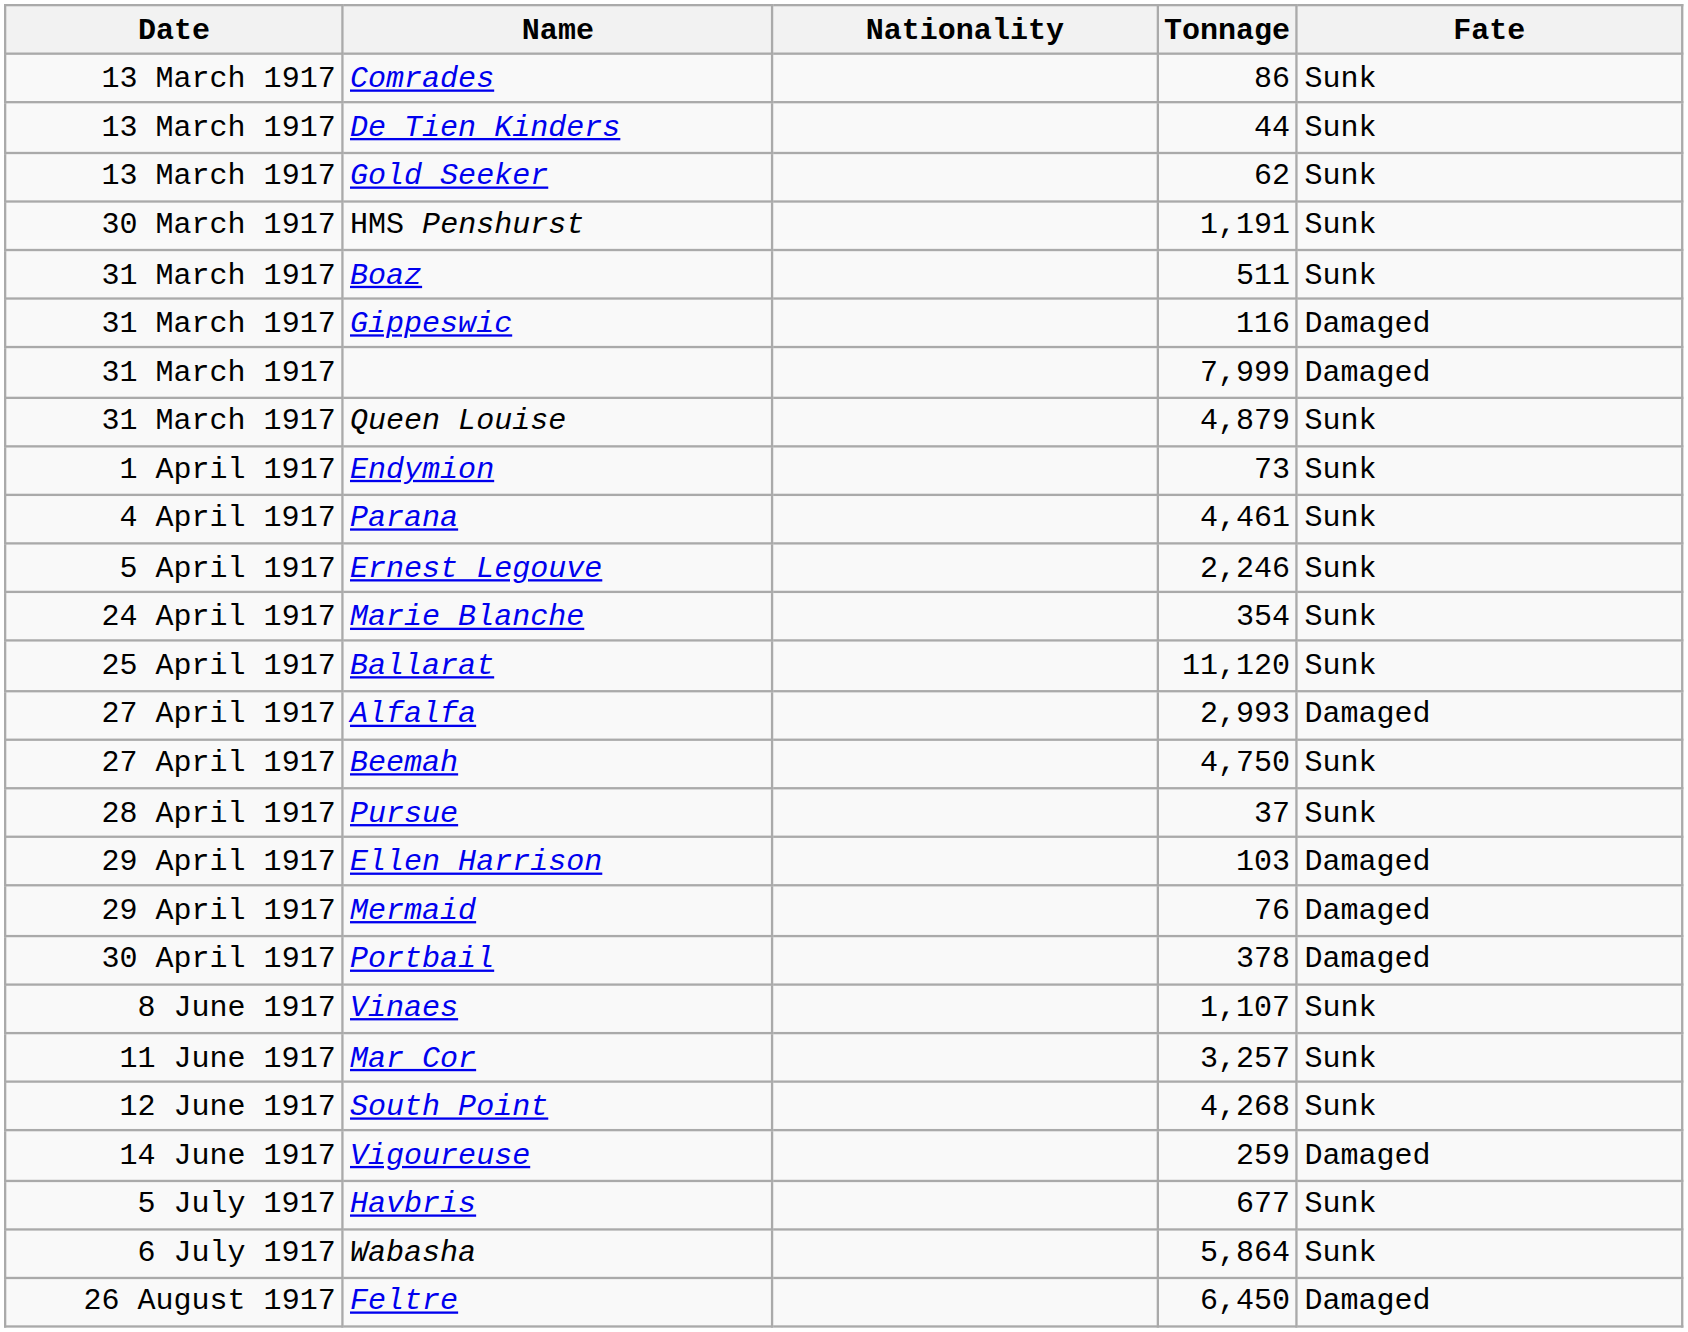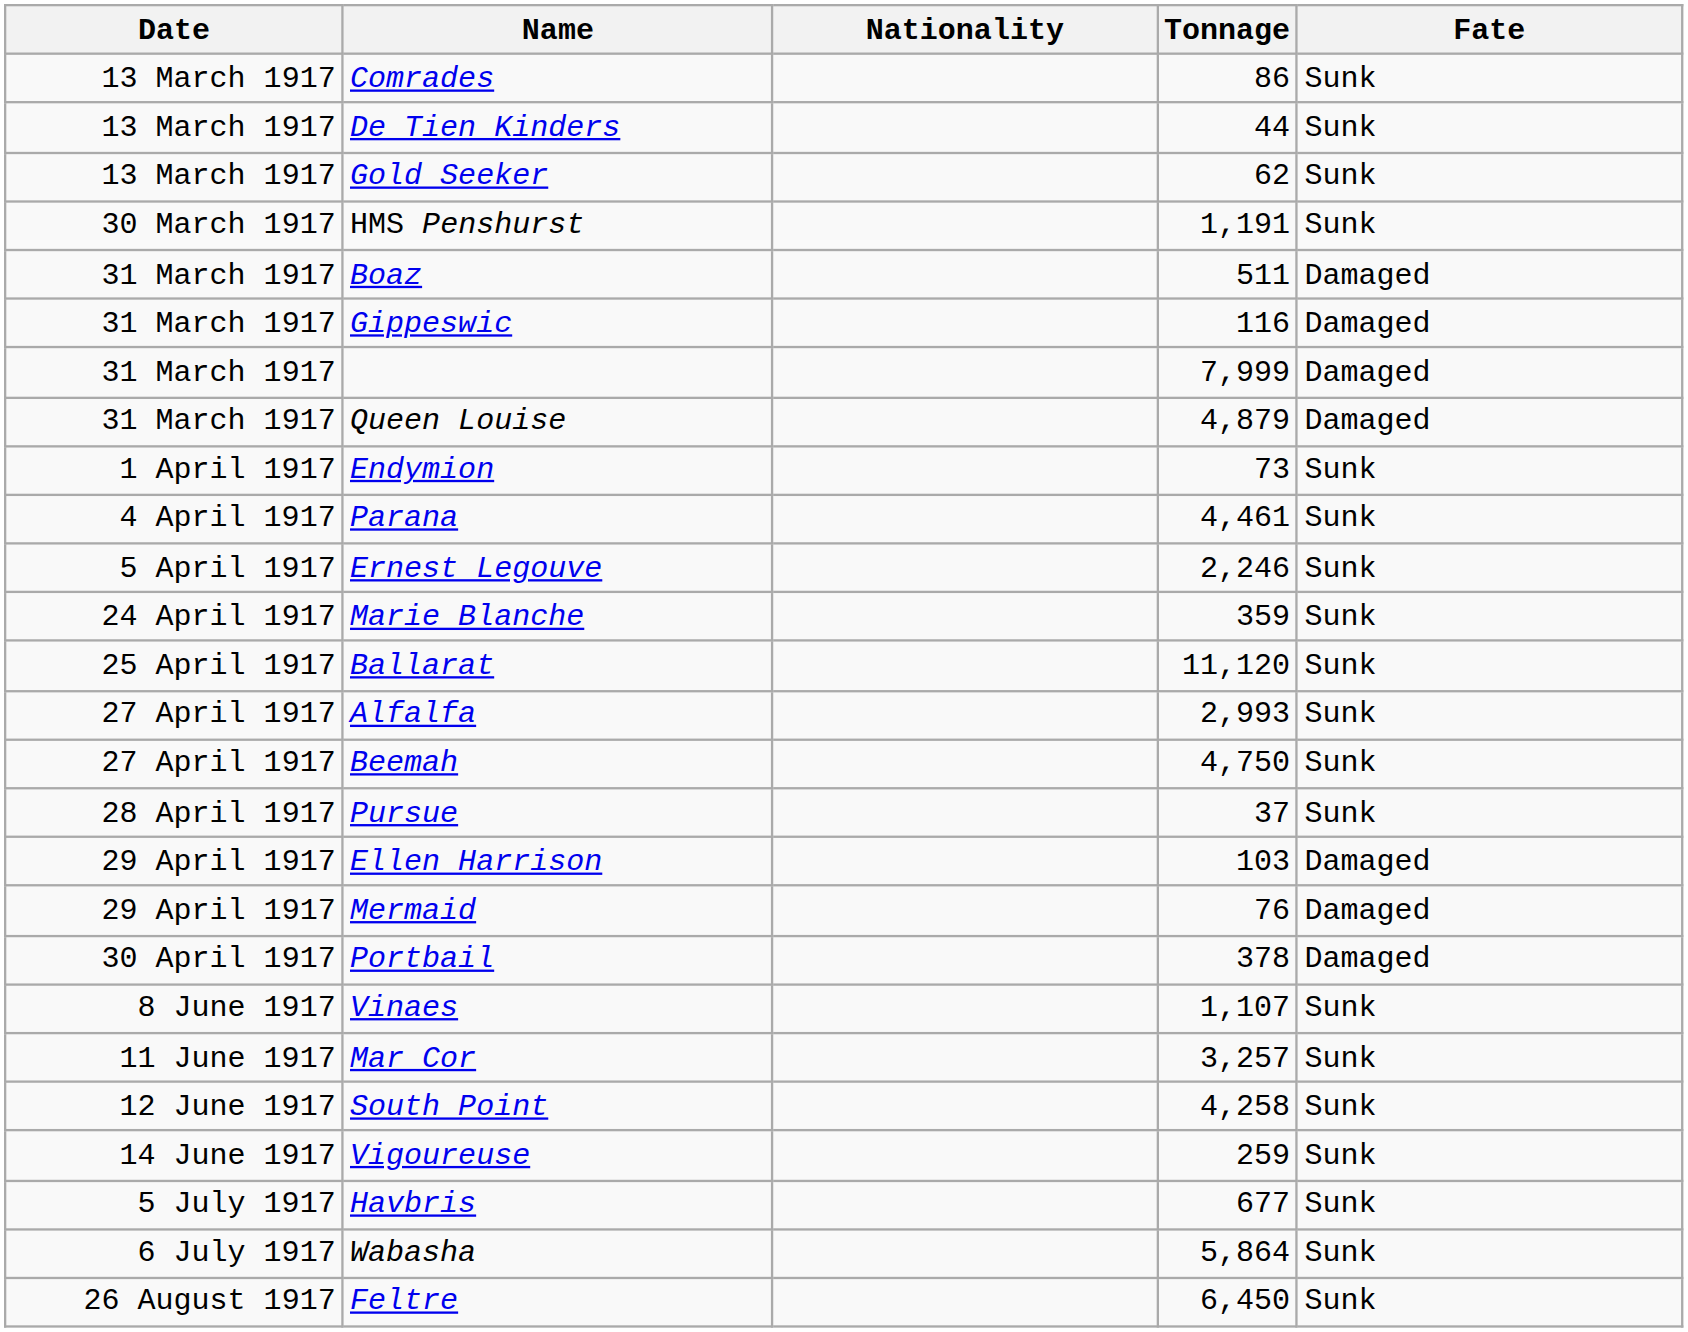(1340, 274) Sunk -> (1367, 274) Damaged
(1340, 421) Sunk -> (1367, 421) Damaged
(1263, 617) 354 -> (1263, 617) 359
(1367, 715) Damaged -> (1340, 715) Sunk
(1245, 1106) 4,268 -> (1245, 1106) 4,258
(1367, 1155) Damaged -> (1340, 1155) Sunk
(1367, 1302) Damaged -> (1340, 1302) Sunk
